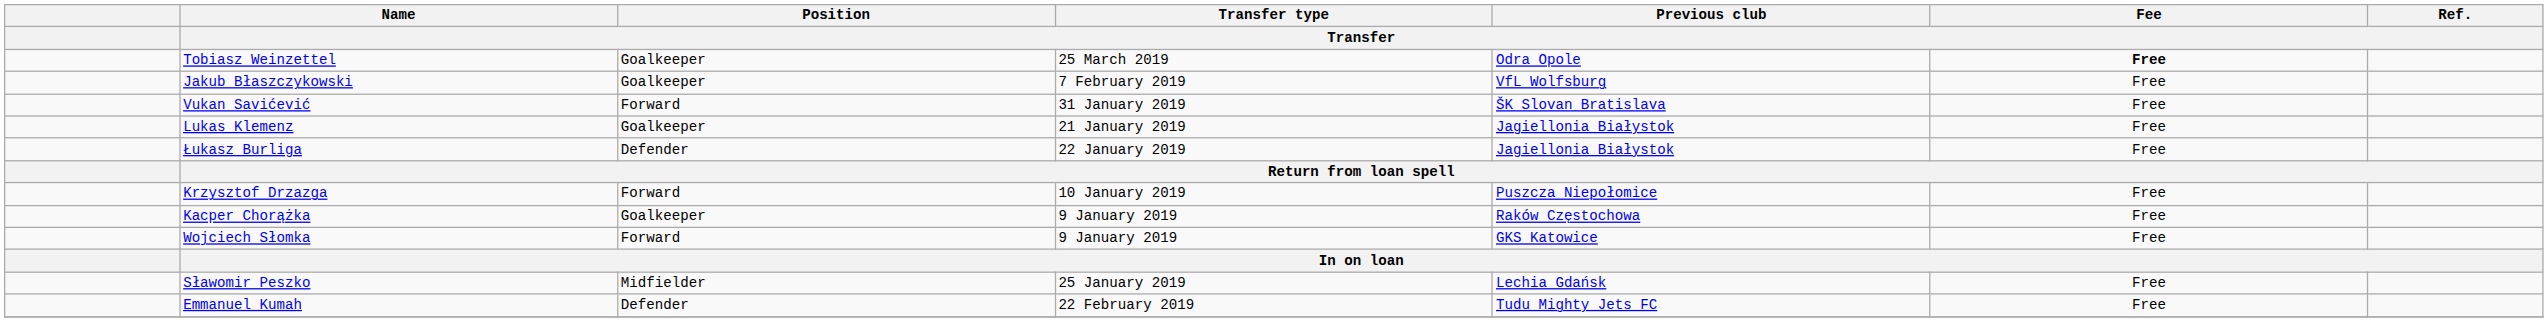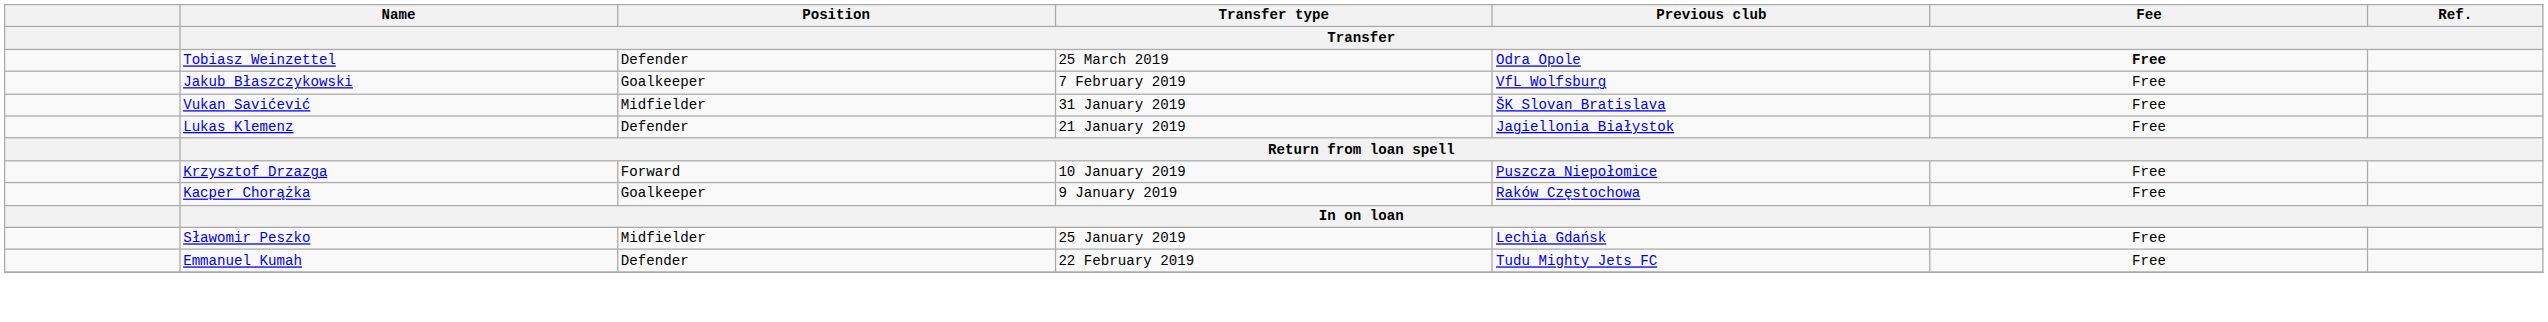(663, 60) Goalkeeper -> (655, 60) Defender
(650, 105) Forward -> (663, 105) Midfielder
(663, 127) Goalkeeper -> (655, 127) Defender
- row: (243, 150)
- row: (247, 239)
